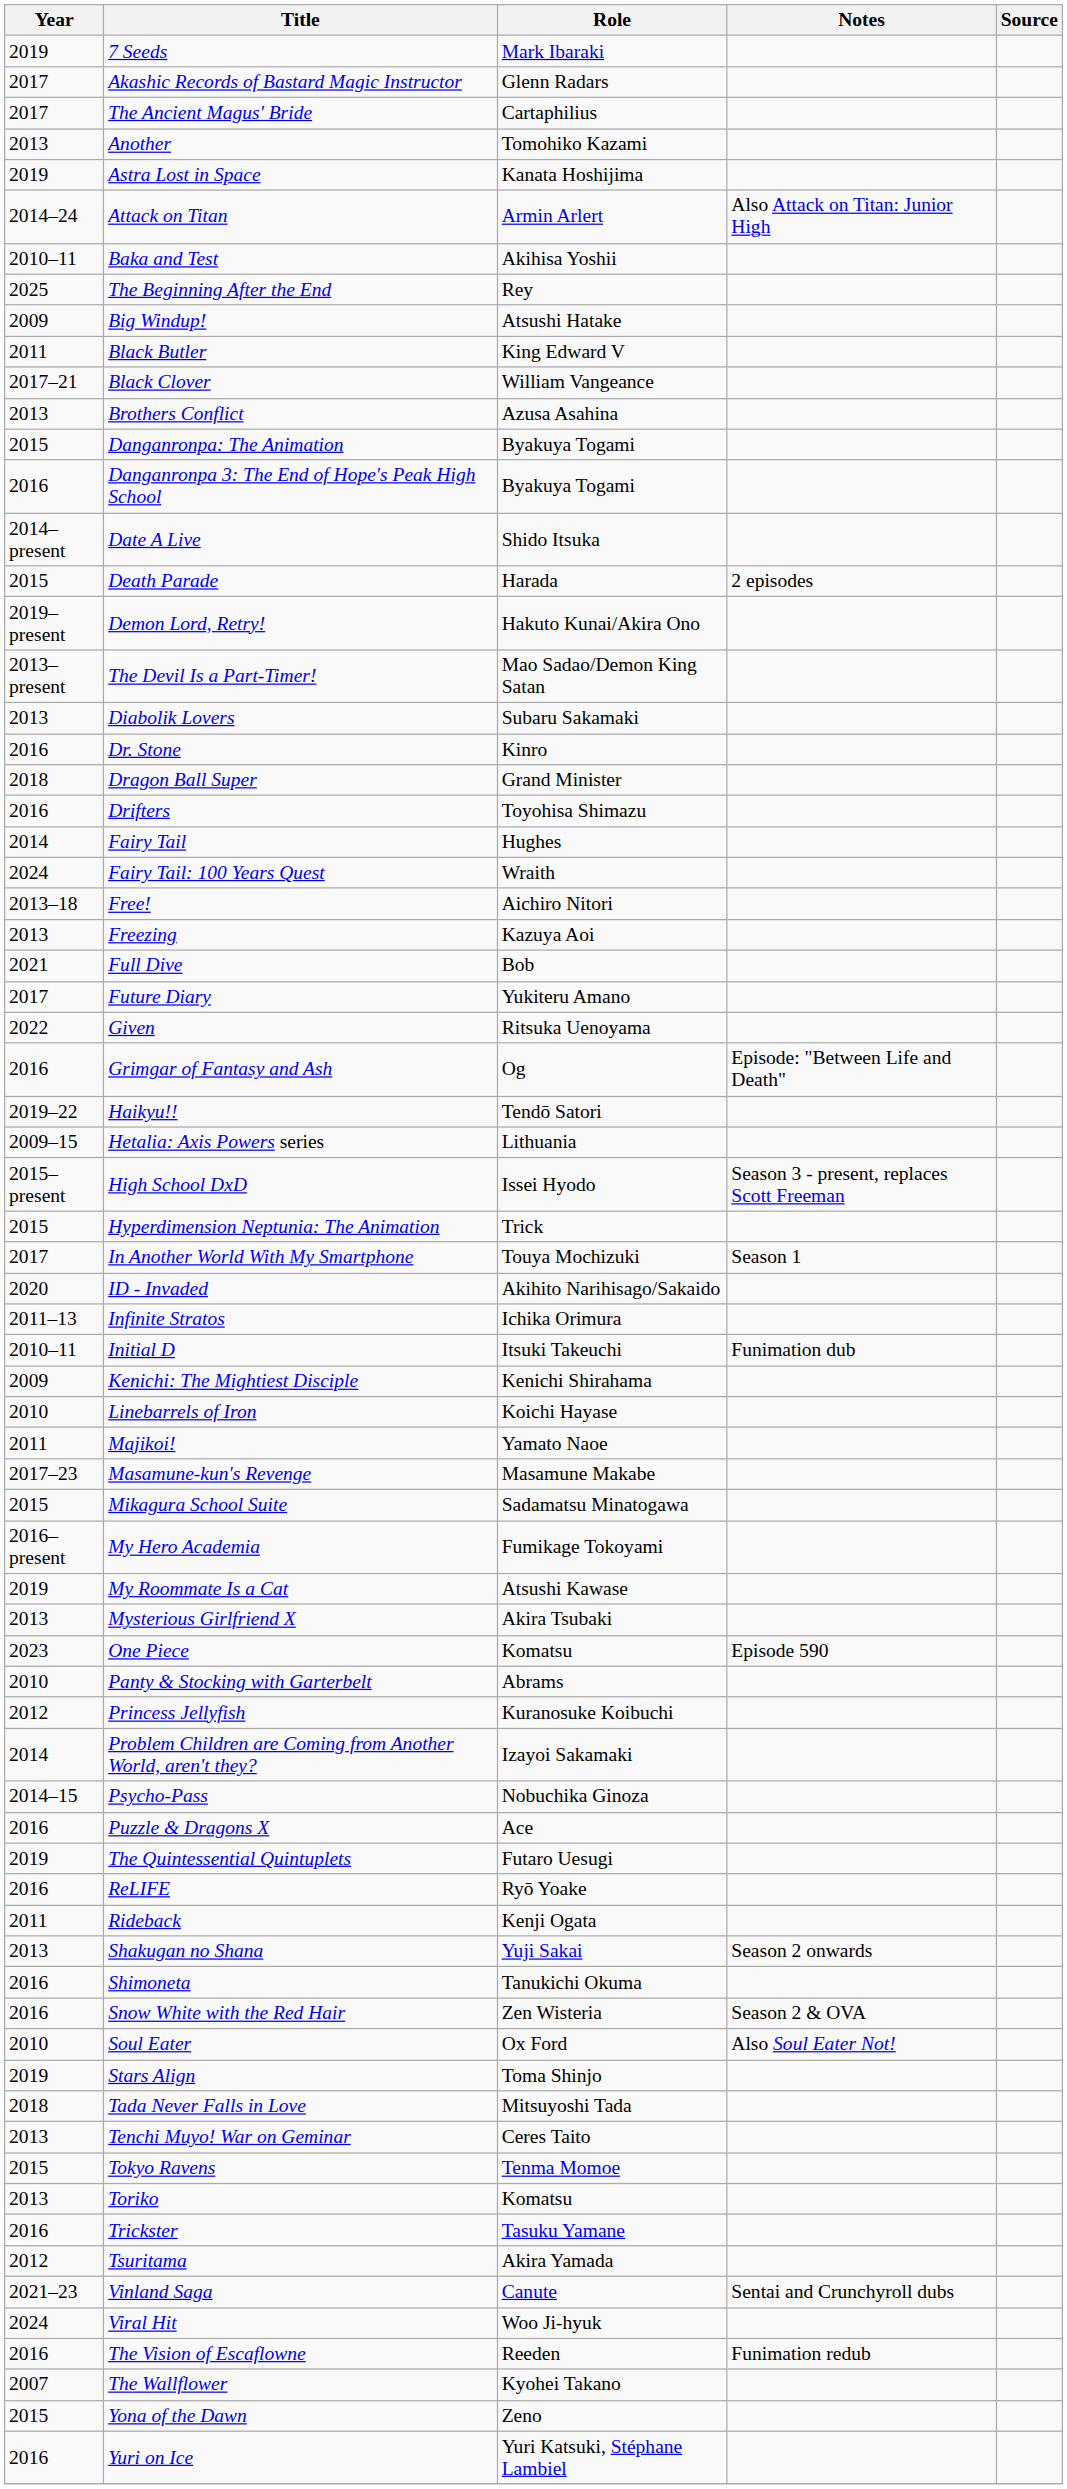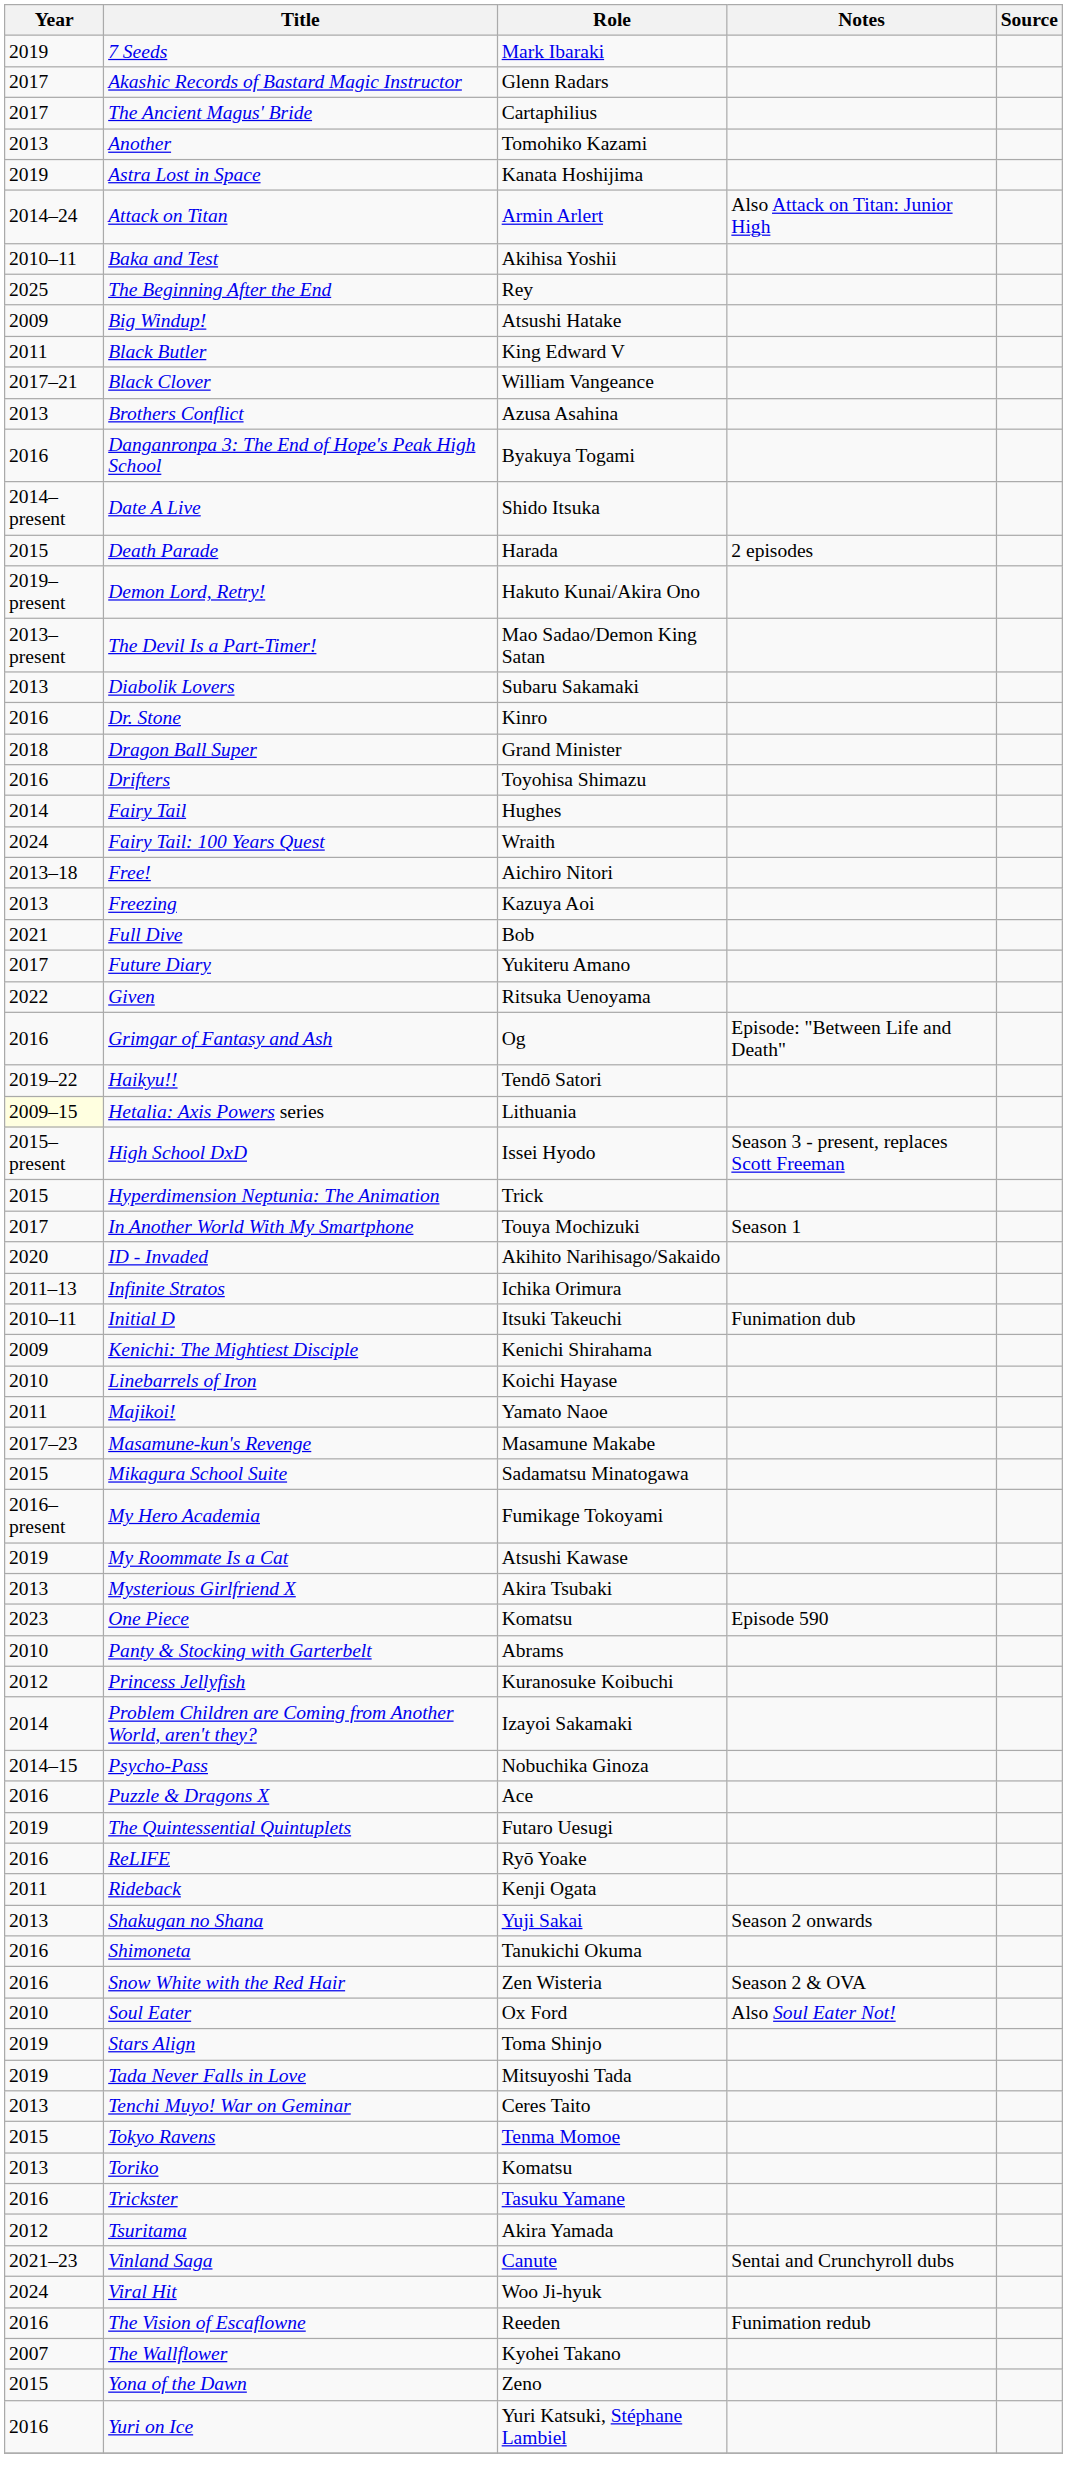- row: (226, 444)
(43, 1142) no background -> (43, 1111) lightyellow background
(29, 2106) 2018 -> (29, 2075) 2019
